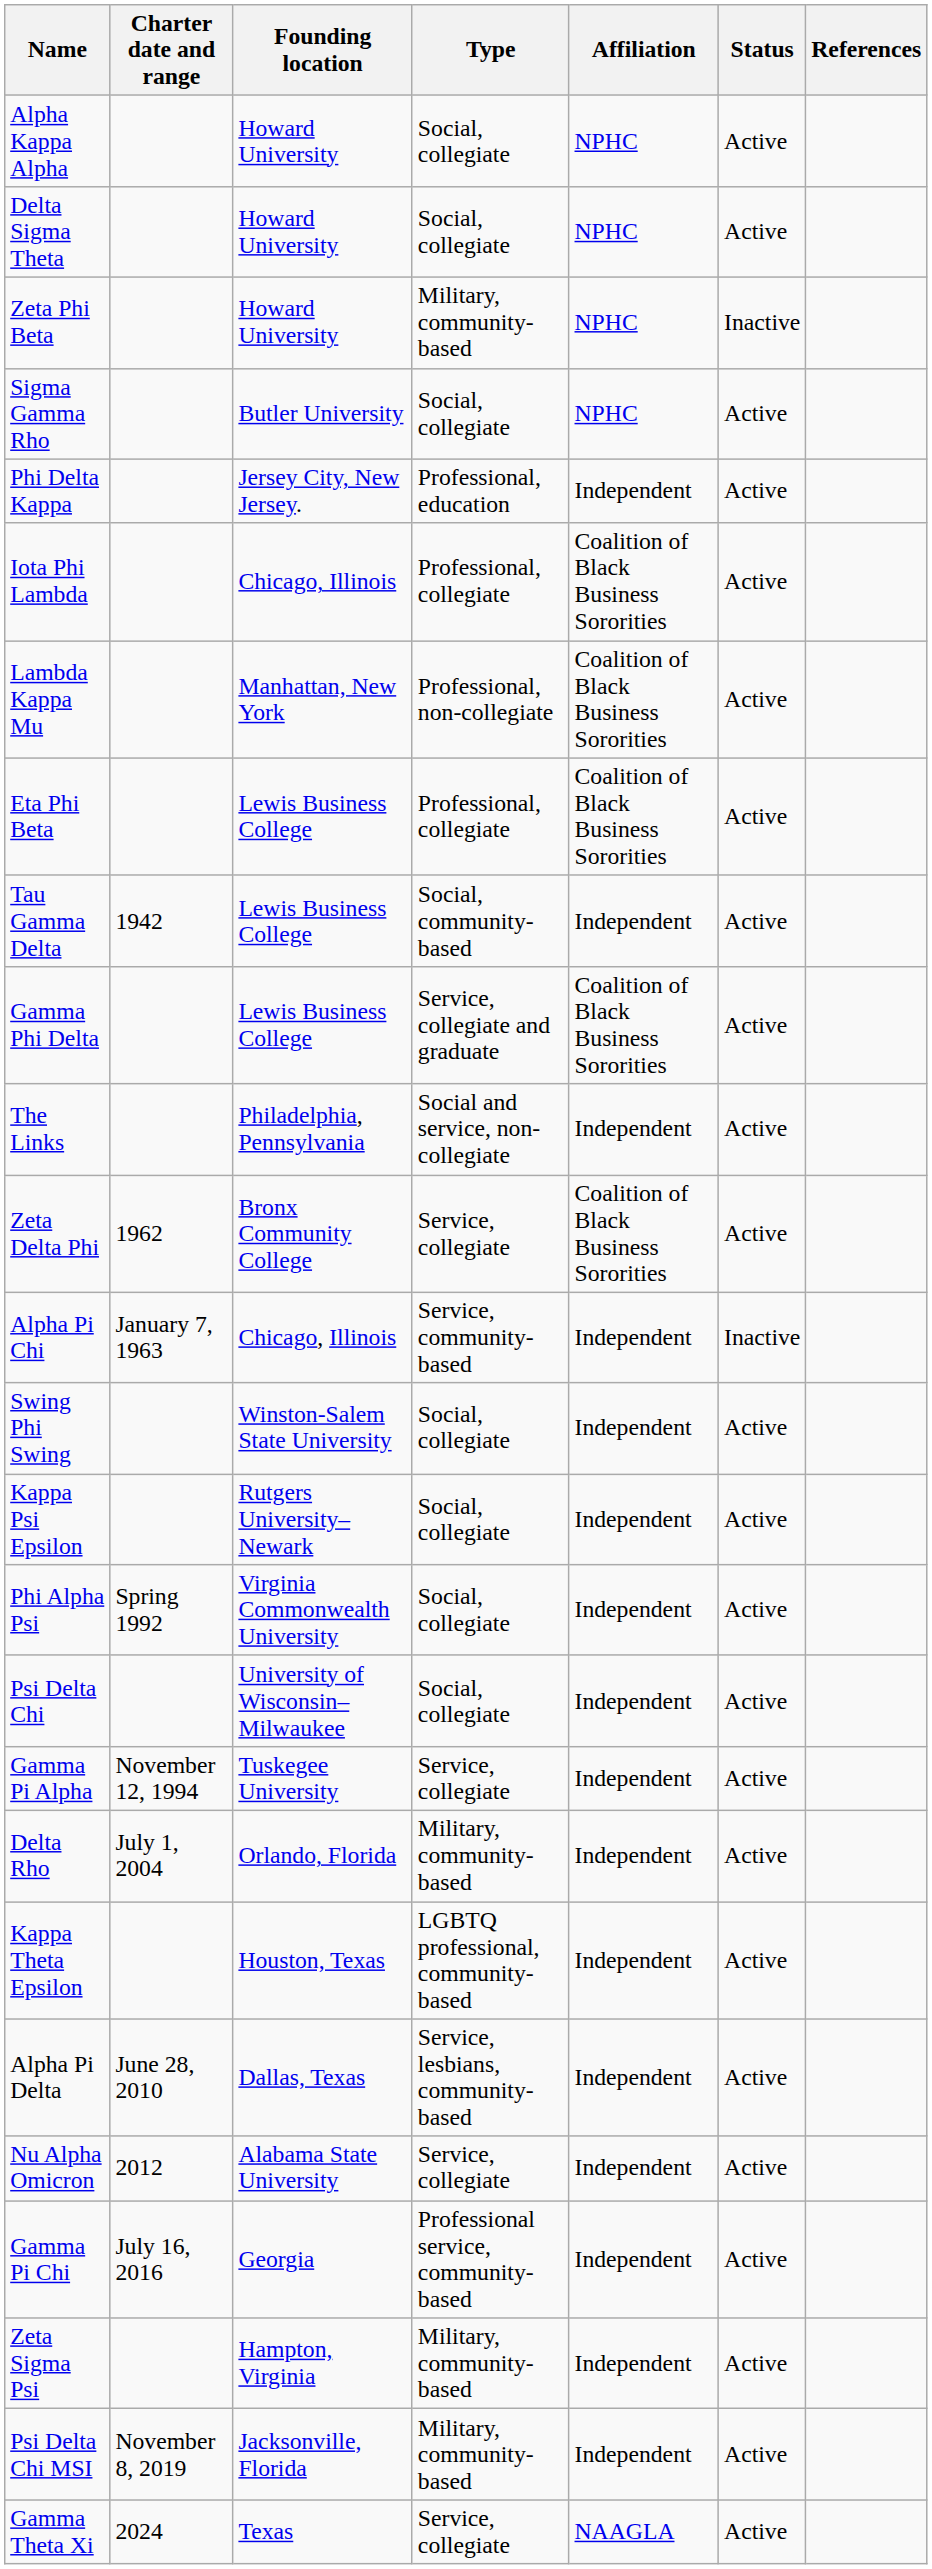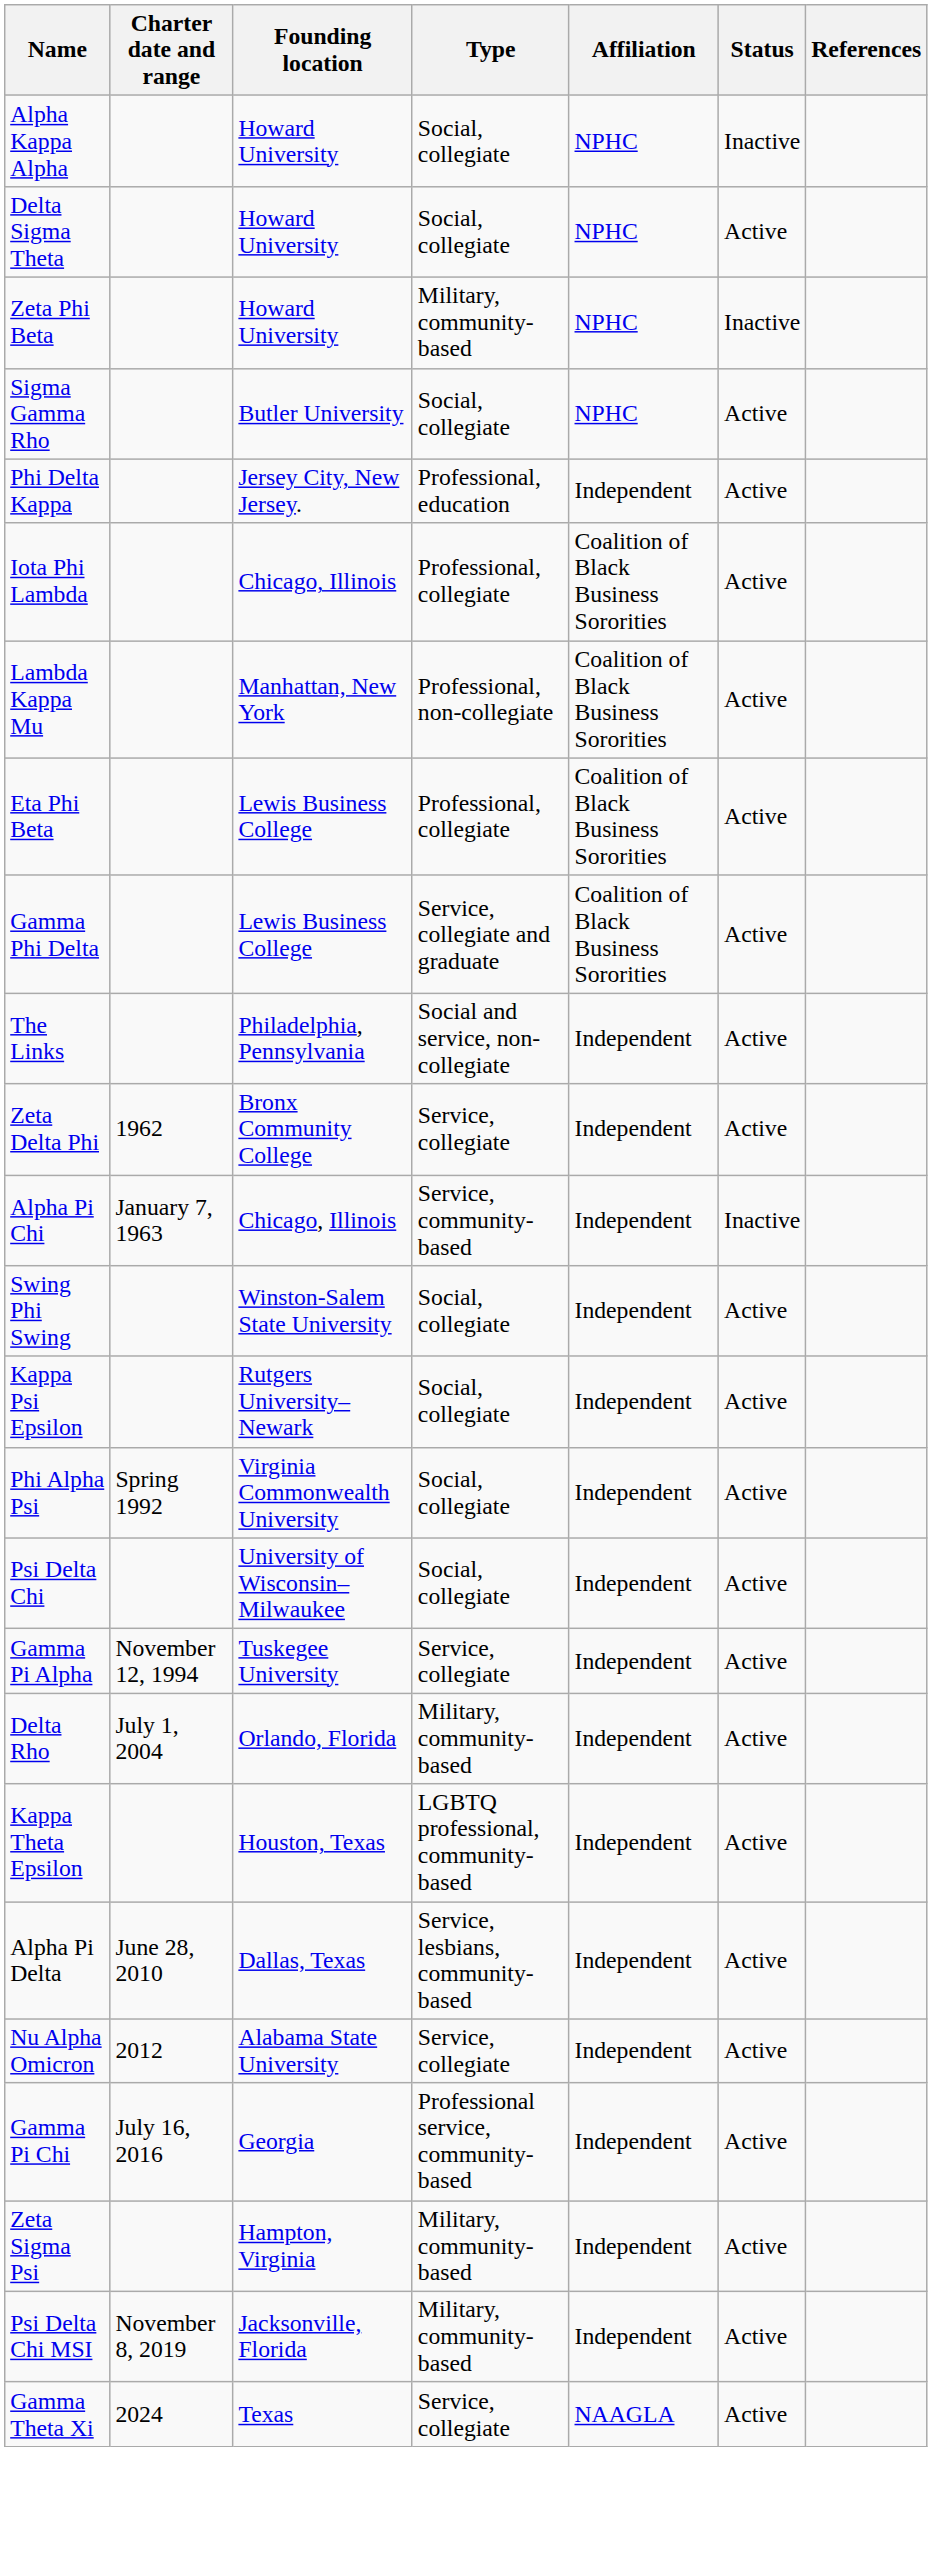(756, 140) Active -> (762, 140) Inactive
- row: (48, 920)
(631, 1233) Coalition of Black Business Sororities -> (633, 1129) Independent
